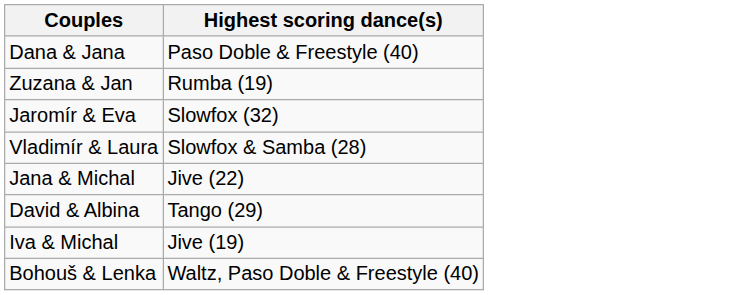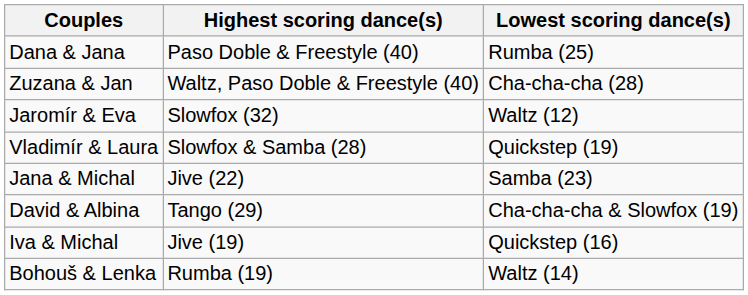+ column: (613, 20)
(220, 83) Rumba (19) -> (323, 83) Waltz, Paso Doble & Freestyle (40)
(323, 274) Waltz, Paso Doble & Freestyle (40) -> (220, 274) Rumba (19)
